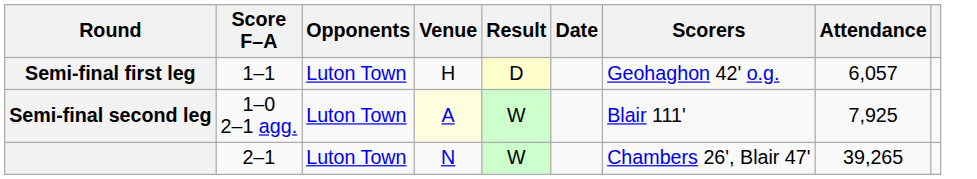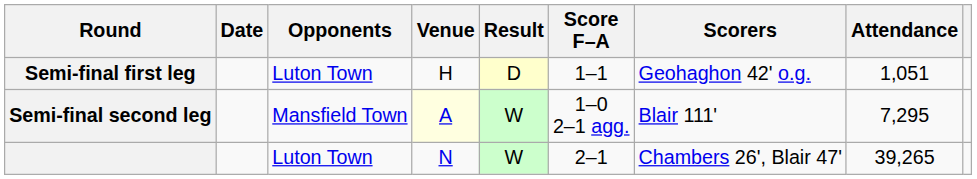columns swapped: (577, 31) <-> (259, 31)
(873, 73) 6,057 -> (905, 73) 1,051
(356, 115) Luton Town -> (340, 115) Mansfield Town
(873, 115) 7,925 -> (905, 115) 7,295
